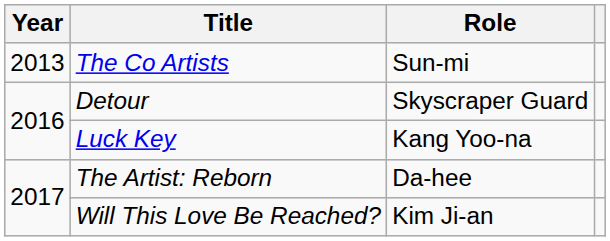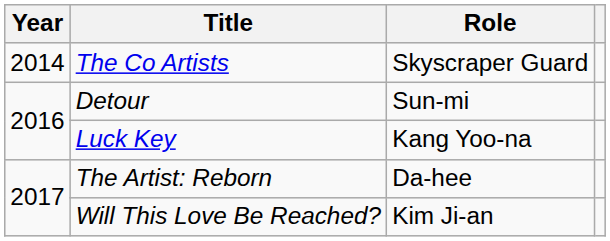(37, 62) 2013 -> (37, 62) 2014
(431, 62) Sun-mi -> (490, 62) Skyscraper Guard
(490, 100) Skyscraper Guard -> (431, 100) Sun-mi
